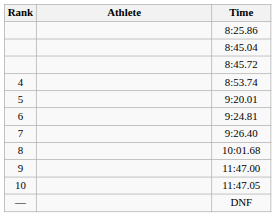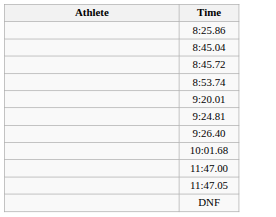- column: (20, 13)
